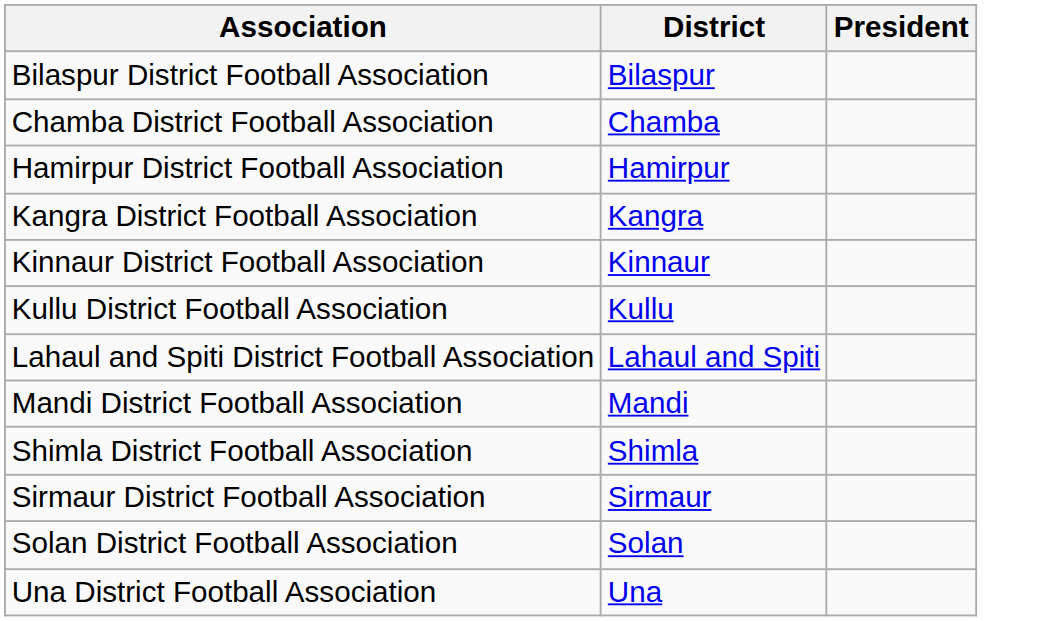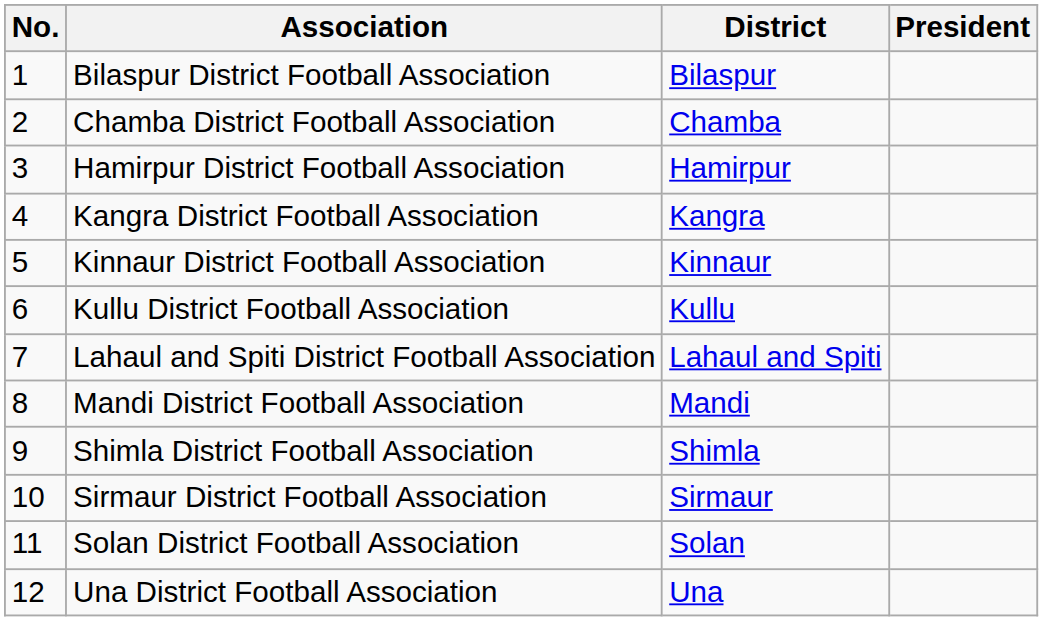+ column: (36, 27)
